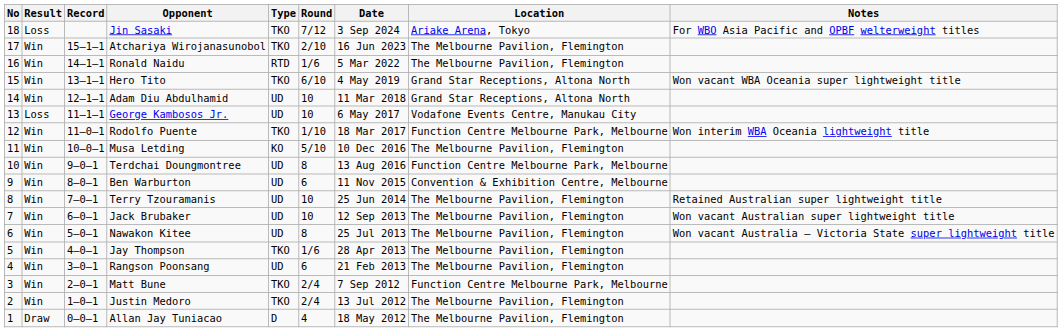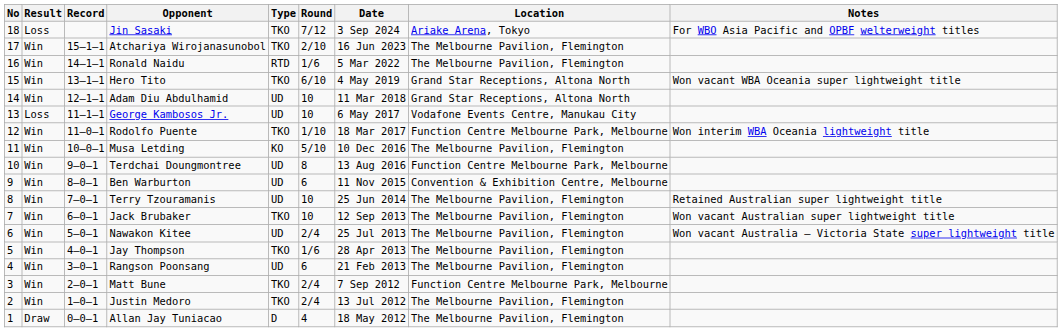(277, 216) UD -> (280, 216) TKO
(304, 233) 8 -> (310, 233) 2/4
